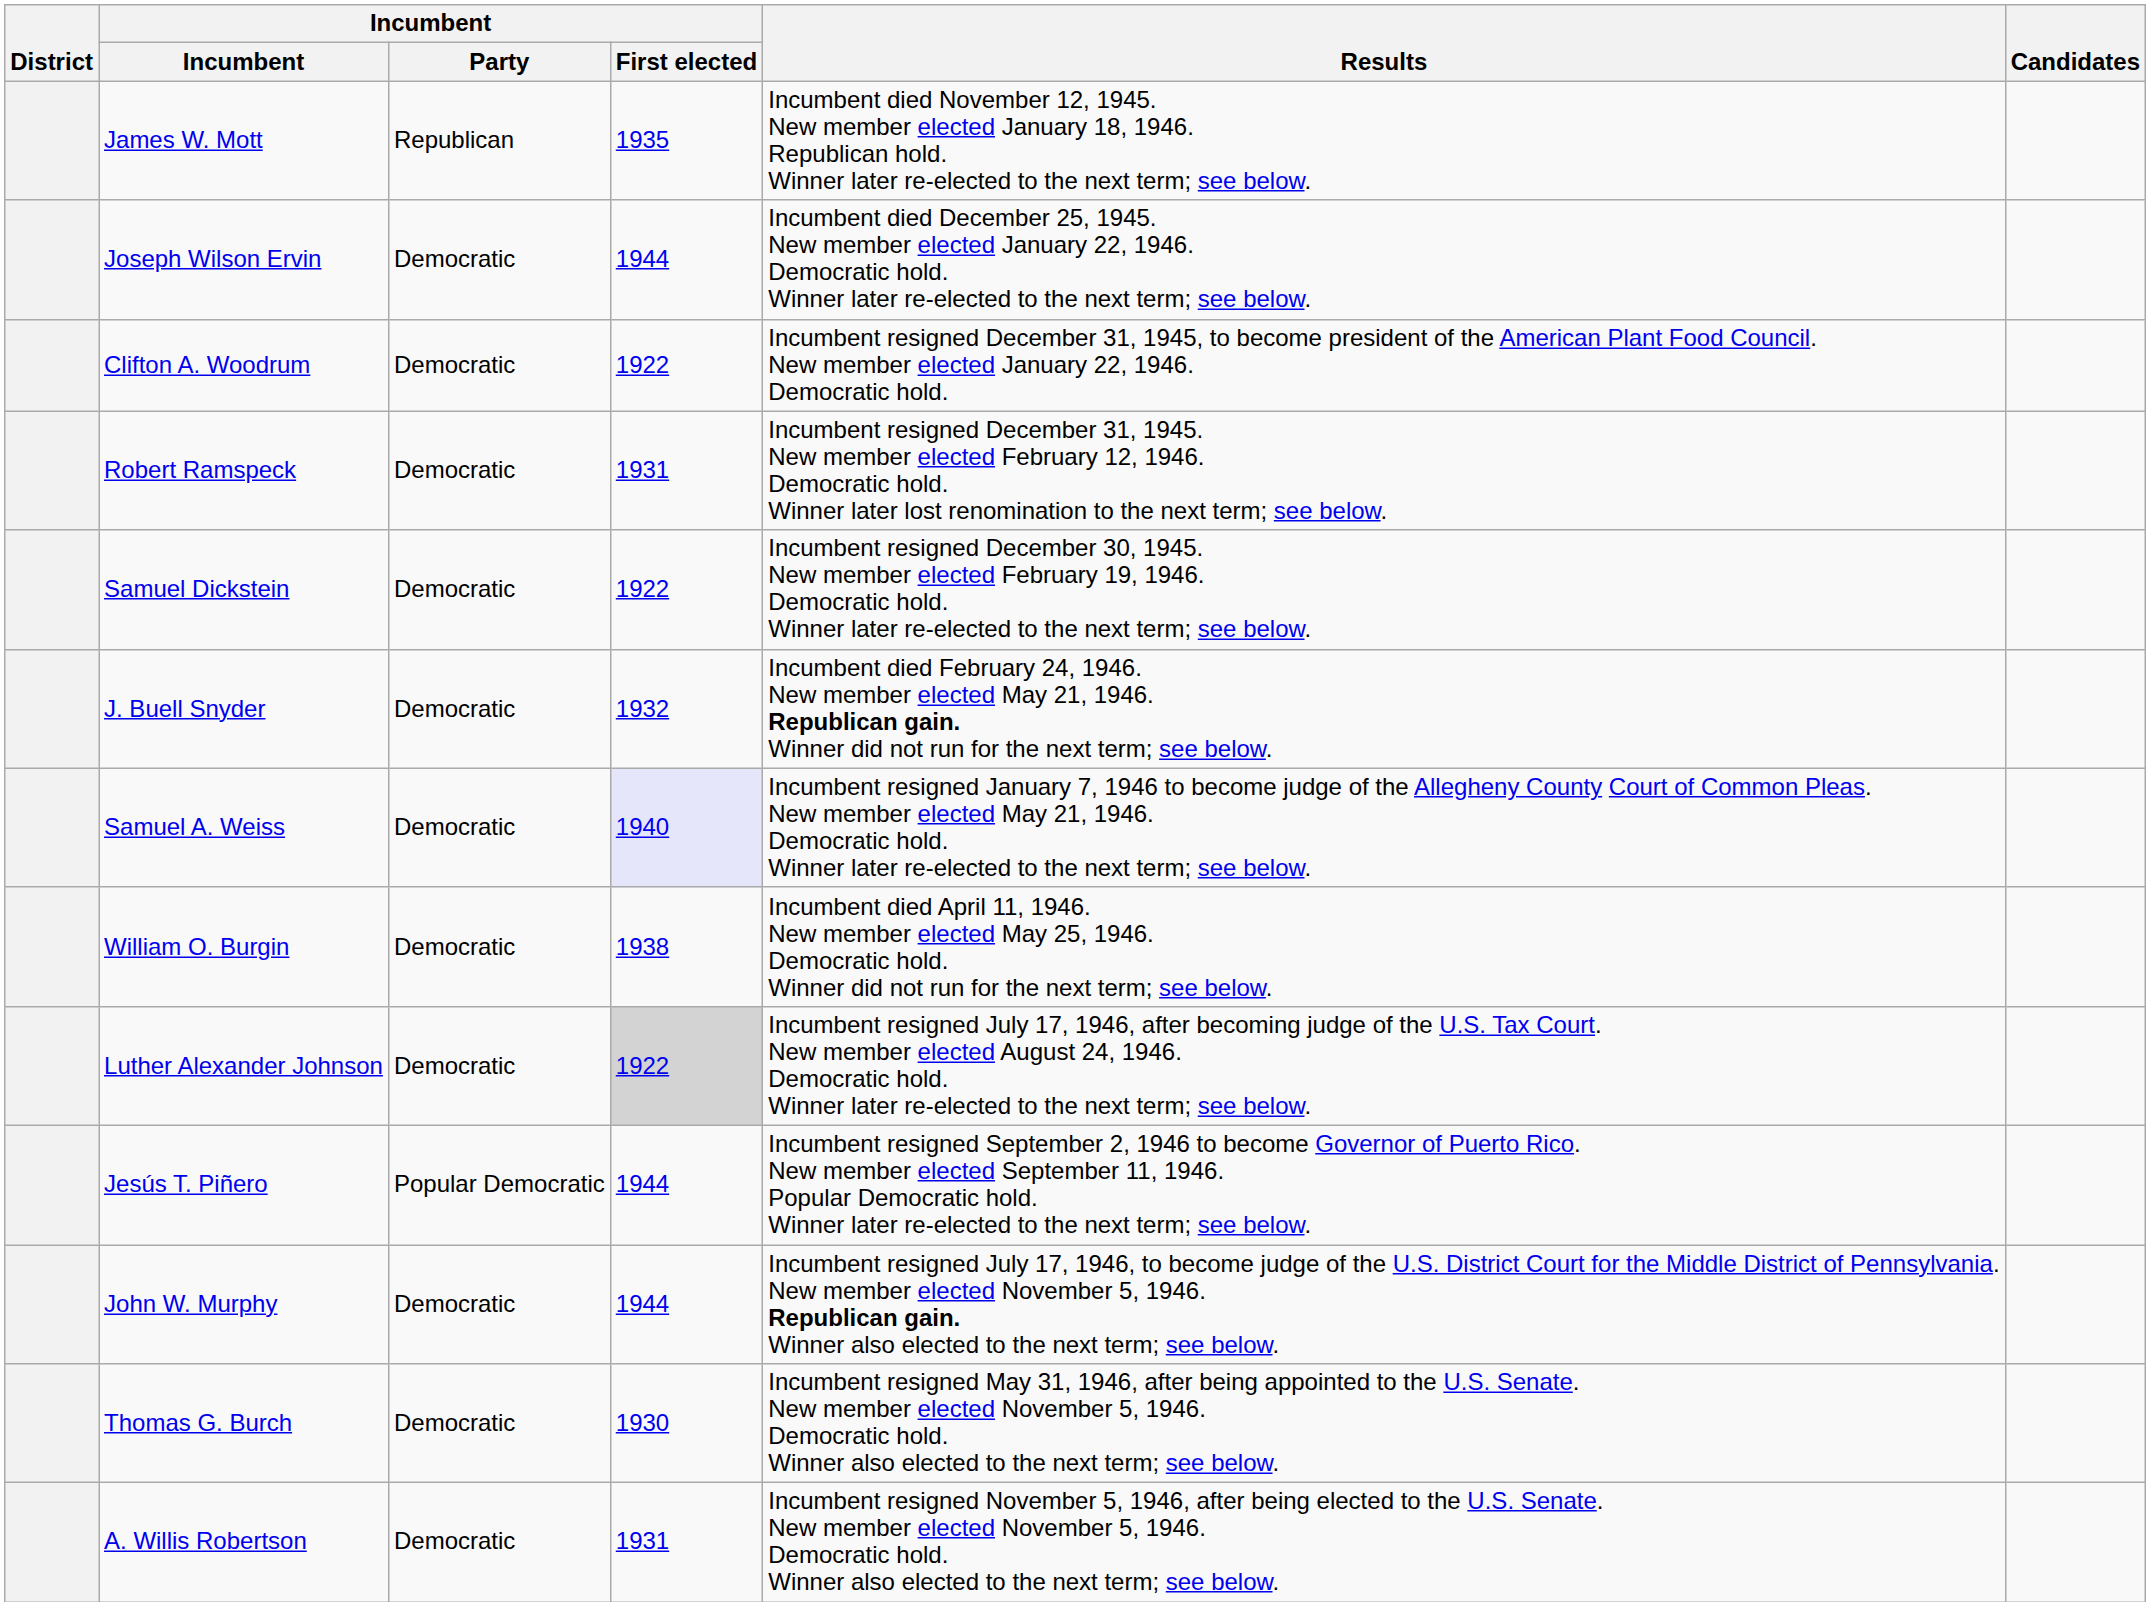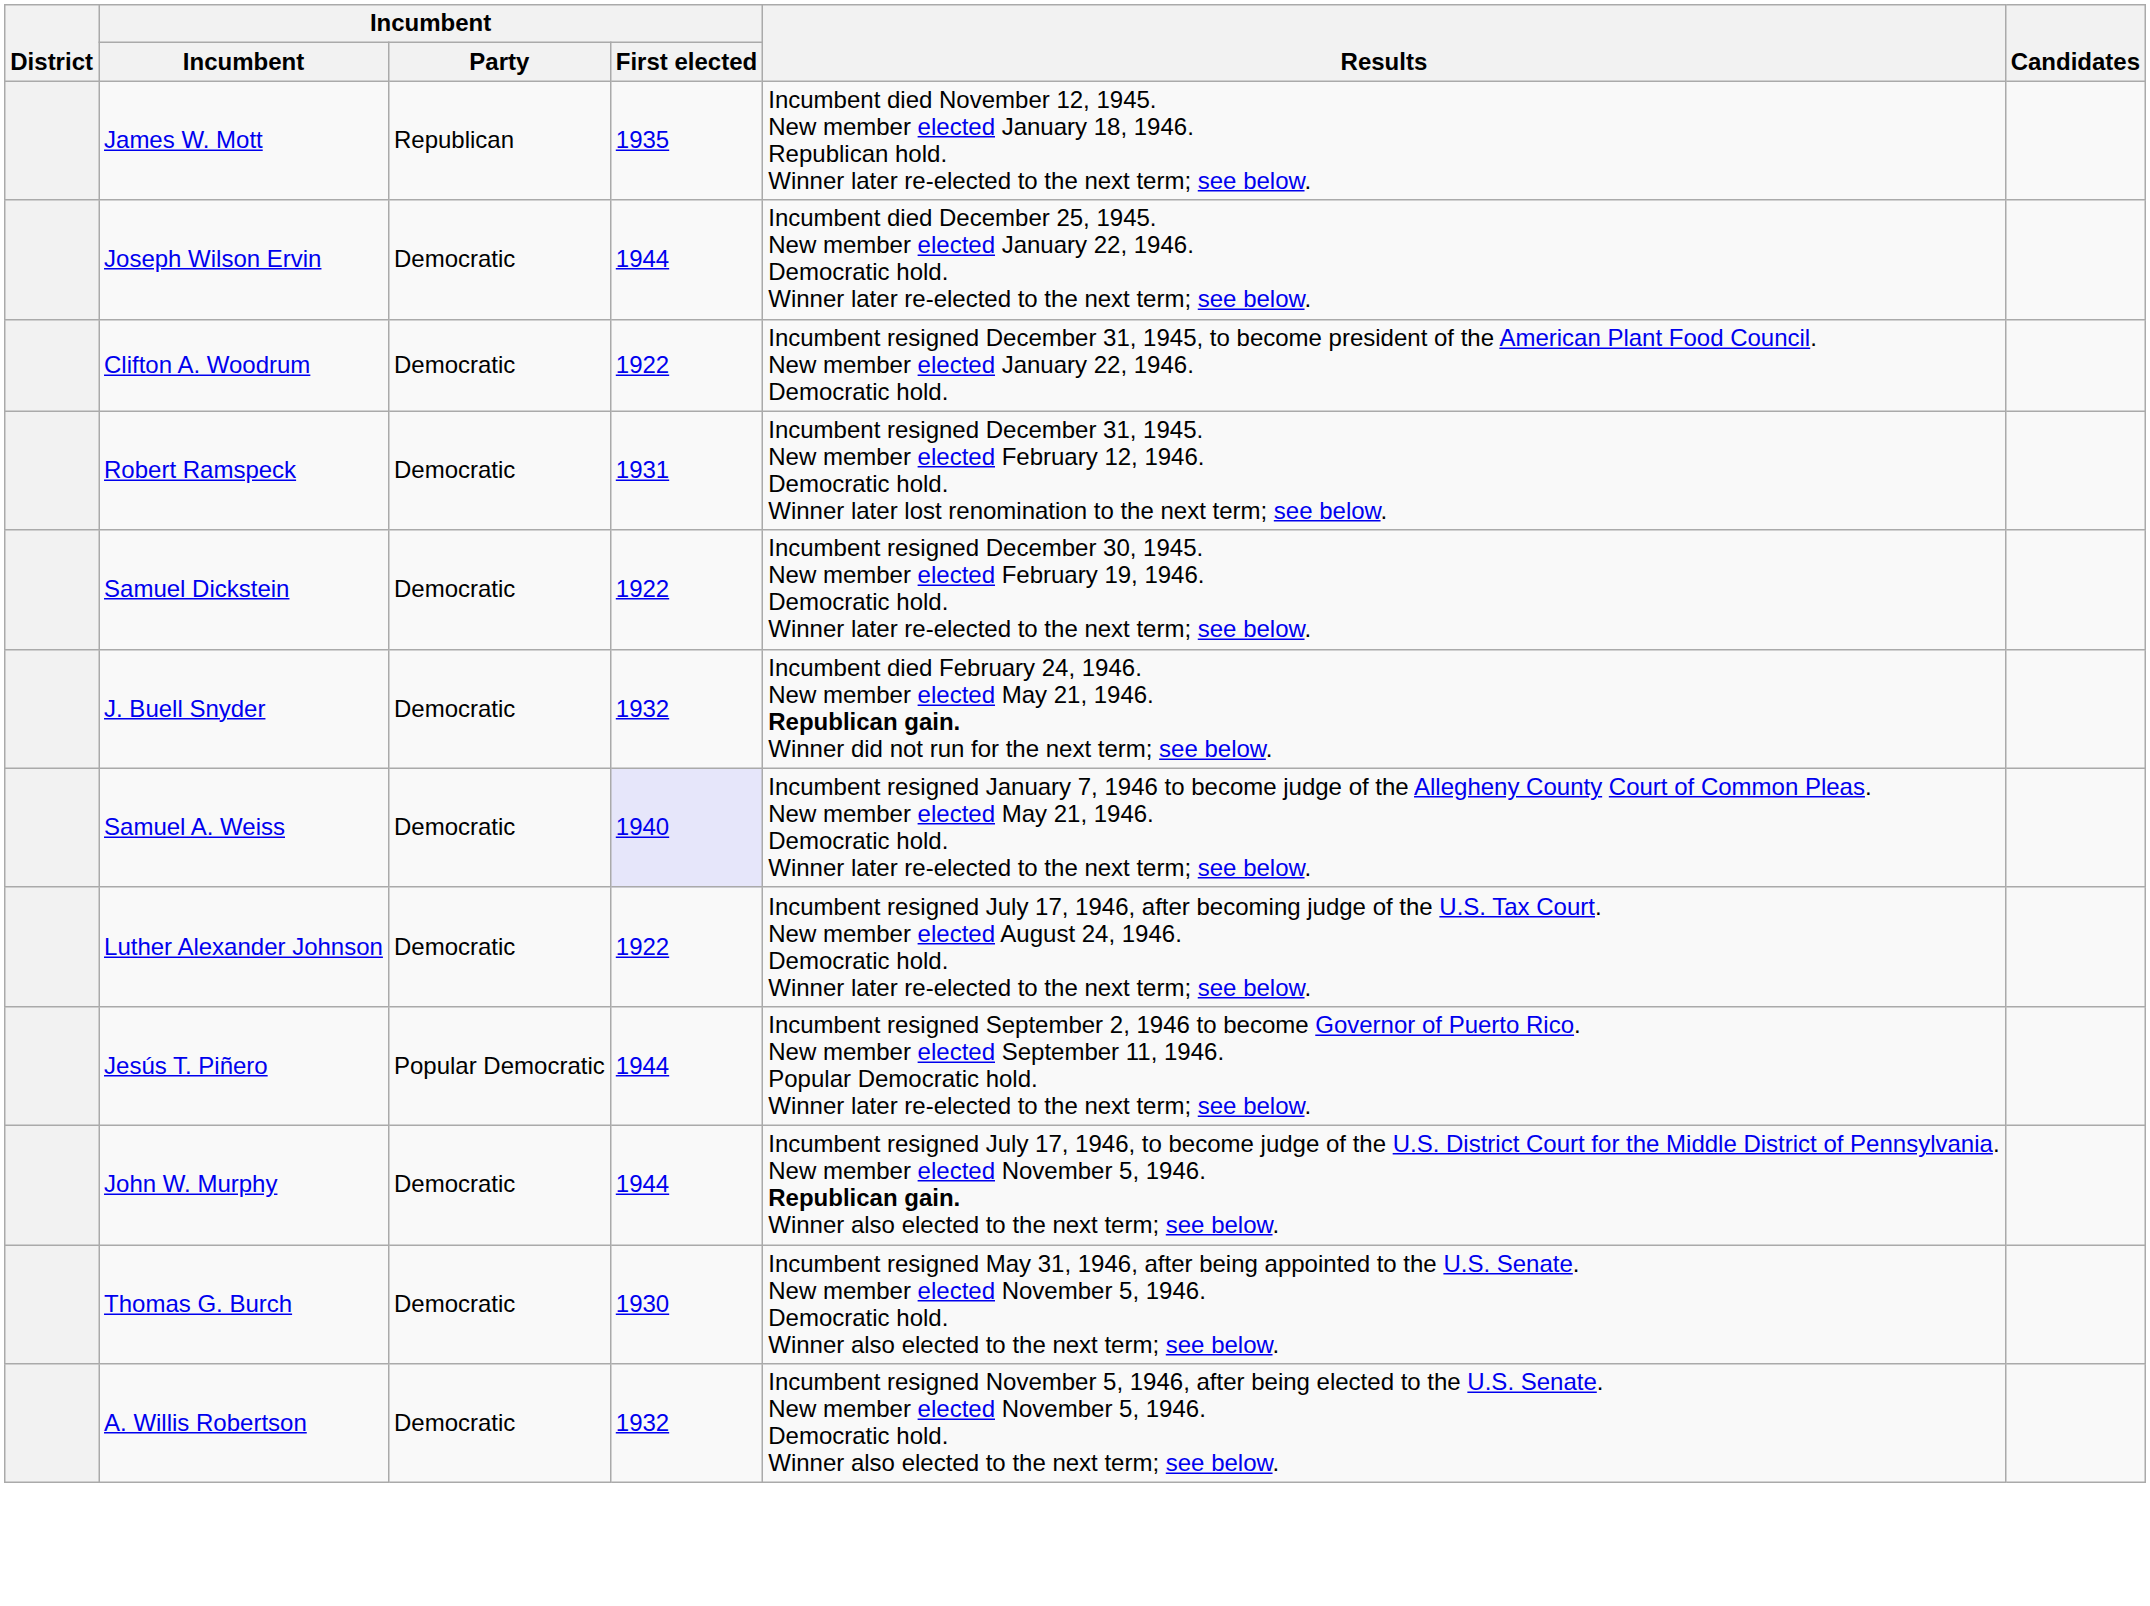- row: (197, 946)
(642, 1065) lightgrey background -> (642, 946) no background
(642, 1541) 1931 -> (642, 1422) 1932
